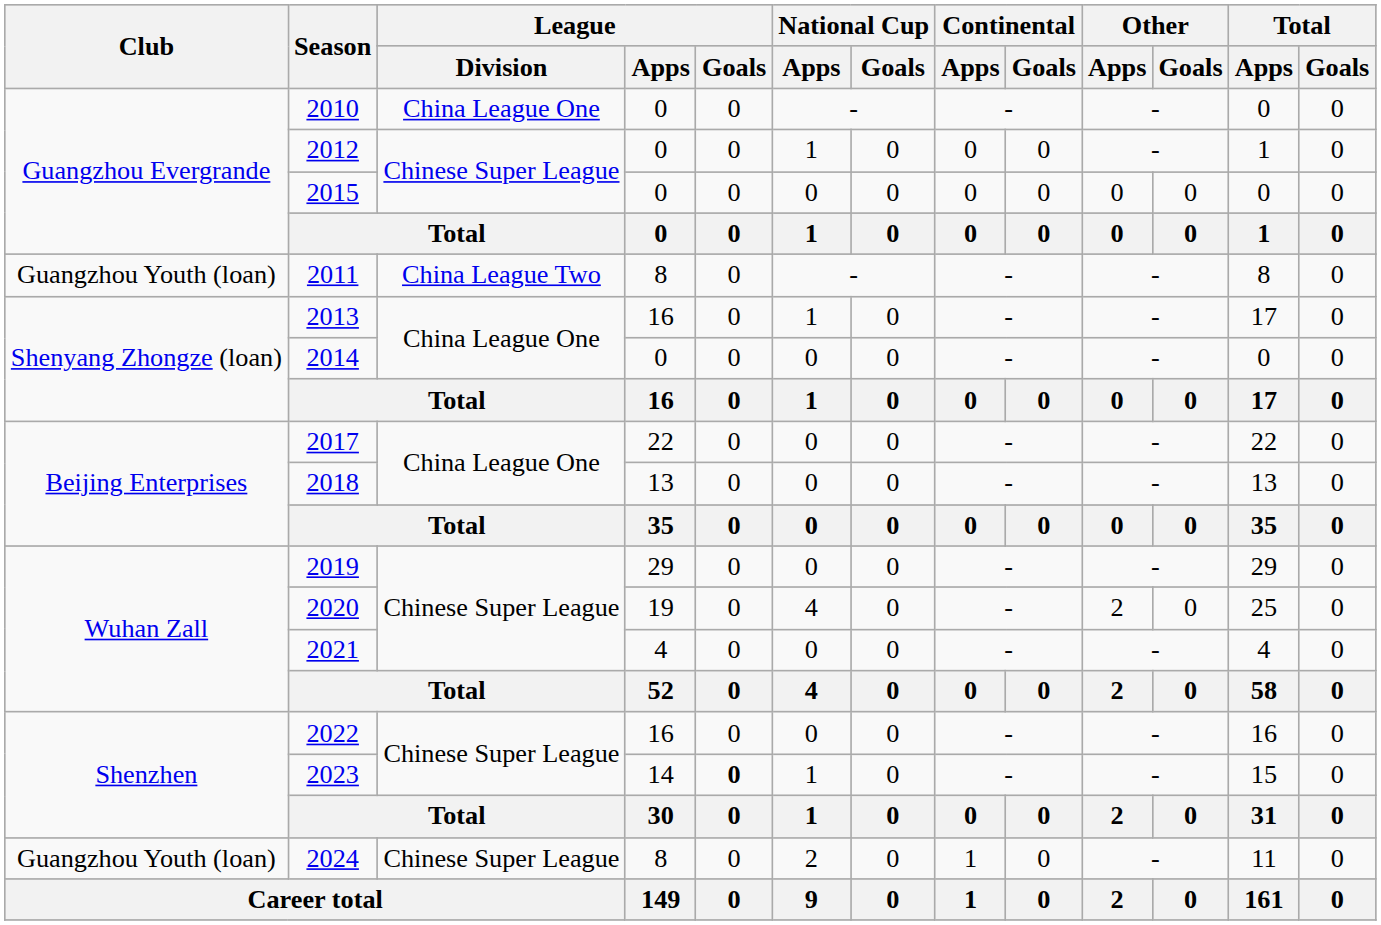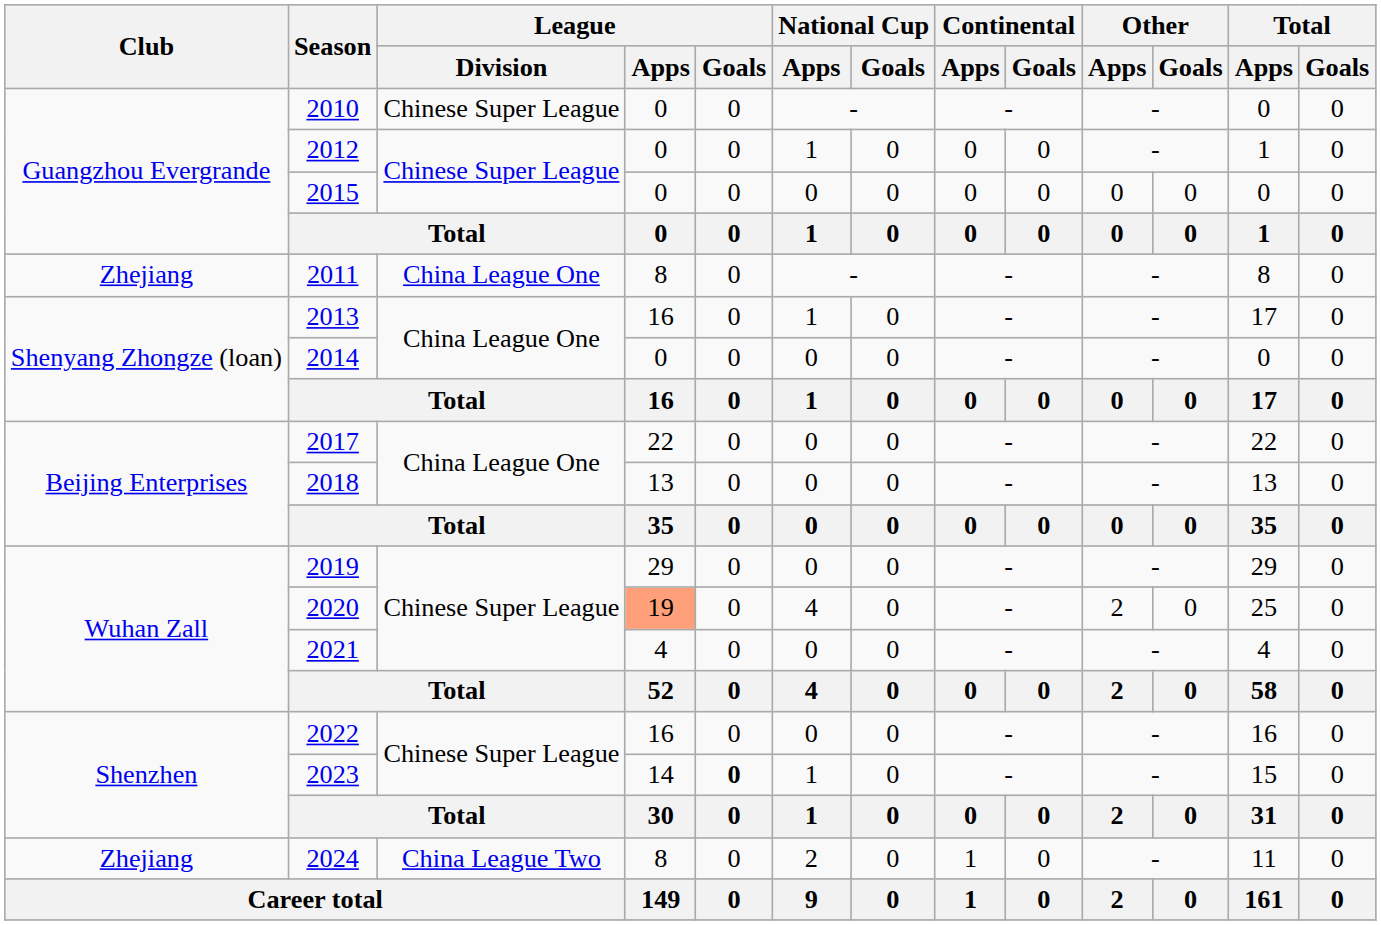(501, 108) China League One -> (501, 108) Chinese Super League
(146, 274) Guangzhou Youth (loan) -> (146, 274) Zhejiang
(501, 274) China League Two -> (501, 274) China League One
(661, 607) no background -> (661, 607) lightsalmon background
(146, 857) Guangzhou Youth (loan) -> (146, 857) Zhejiang
(501, 857) Chinese Super League -> (501, 857) China League Two
